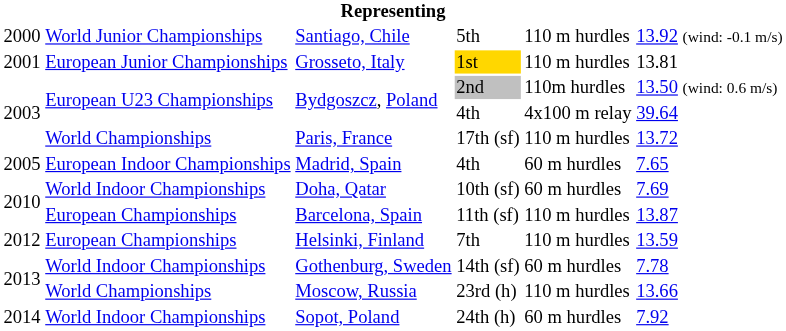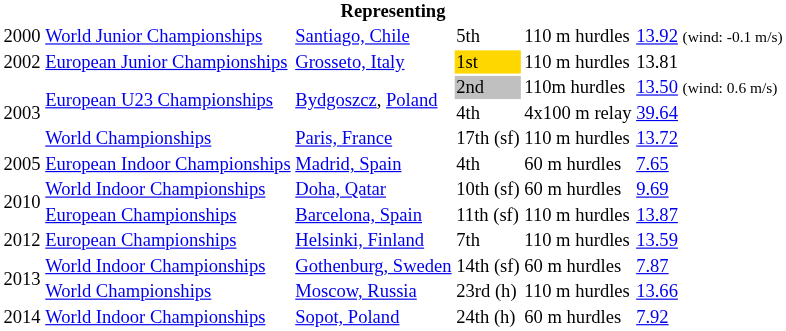(22, 61) 2001 -> (22, 61) 2002
(652, 189) 7.69 -> (652, 189) 9.69
(652, 266) 7.78 -> (652, 266) 7.87
